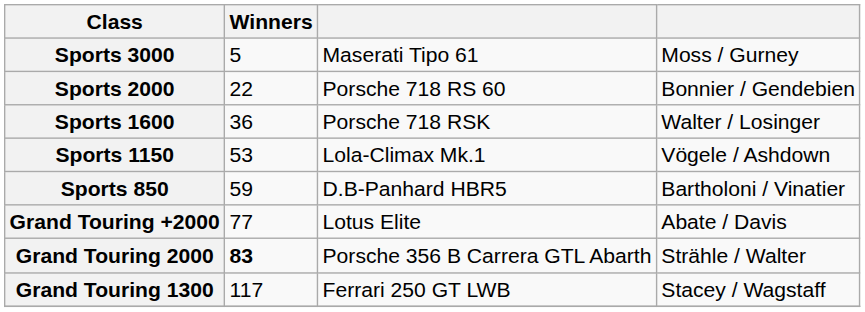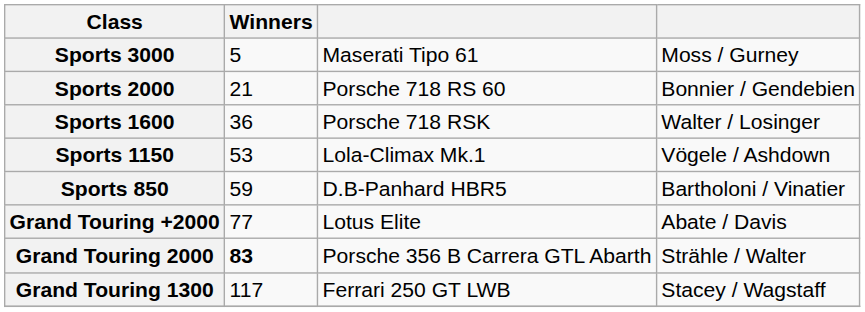(241, 88) 22 -> (241, 88) 21
